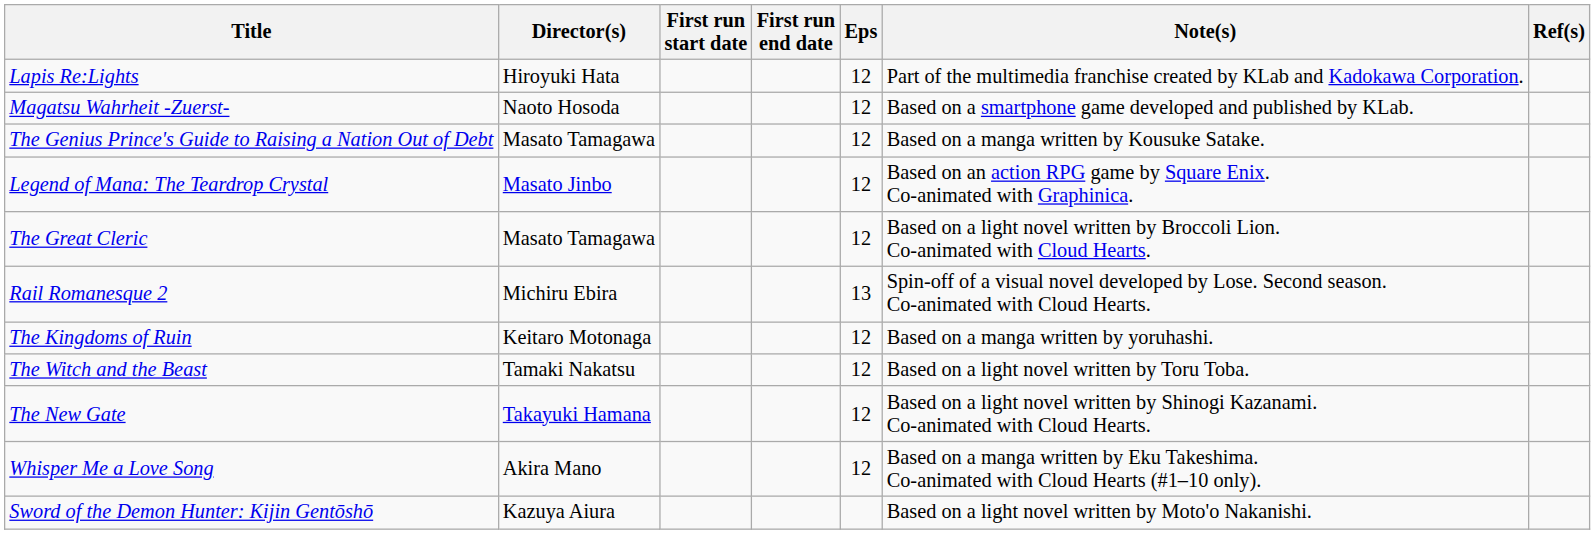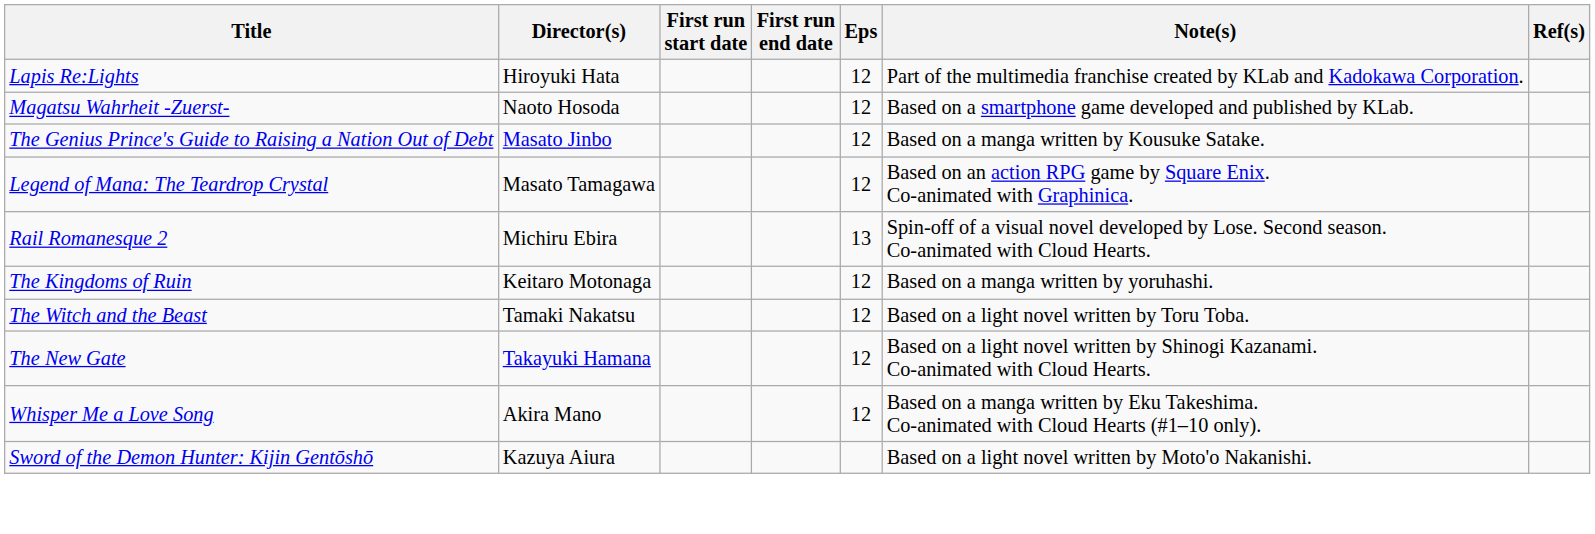(579, 140) Masato Tamagawa -> (557, 140) Masato Jinbo
(557, 183) Masato Jinbo -> (579, 183) Masato Tamagawa
- row: (78, 238)
